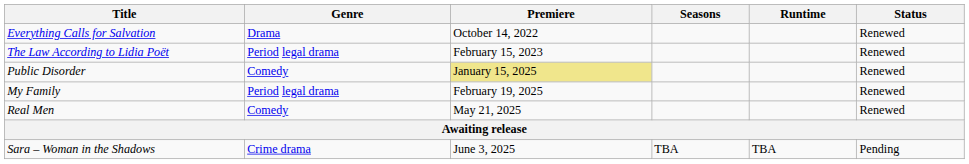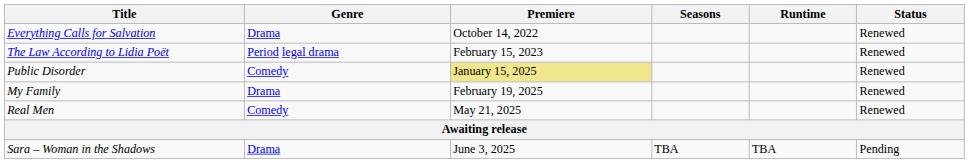(293, 91) Period legal drama -> (264, 91) Drama
(279, 149) Crime drama -> (264, 149) Drama
